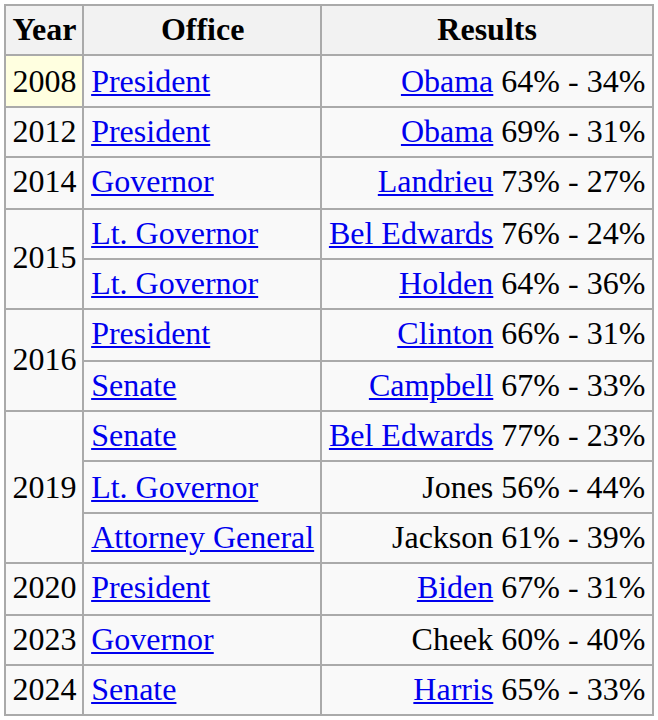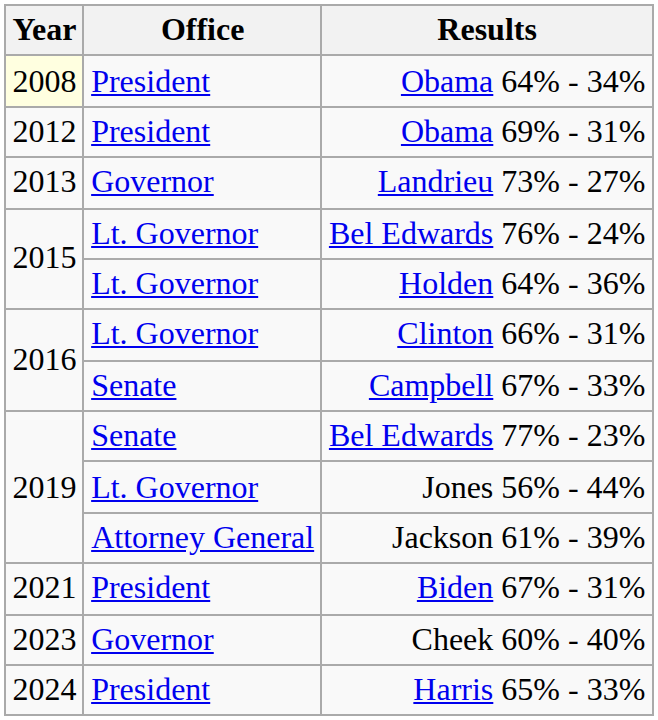(44, 182) 2014 -> (44, 182) 2013
(151, 334) President -> (175, 334) Lt. Governor
(44, 588) 2020 -> (44, 588) 2021
(134, 689) Senate -> (151, 689) President
